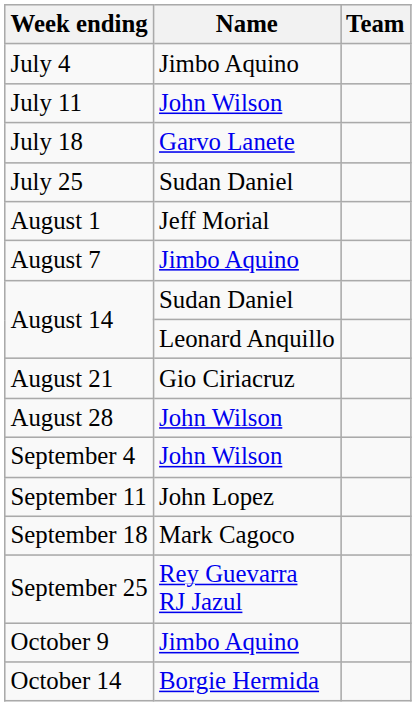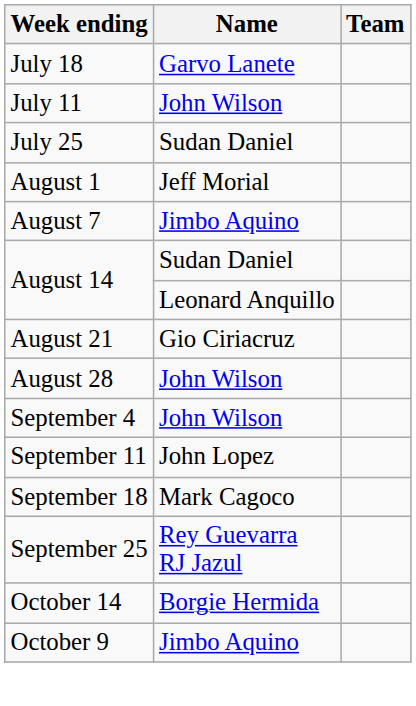- row: (40, 63)
rows swapped: (46, 102) <-> (47, 142)
rows swapped: (60, 642) <-> (66, 681)
